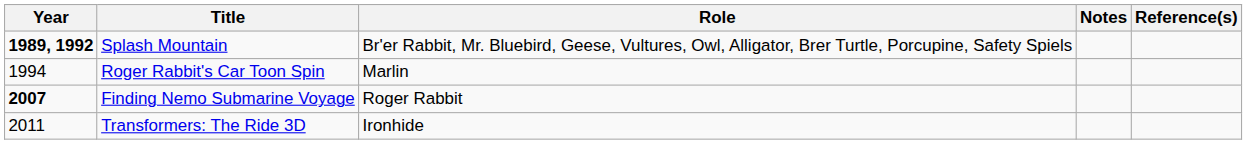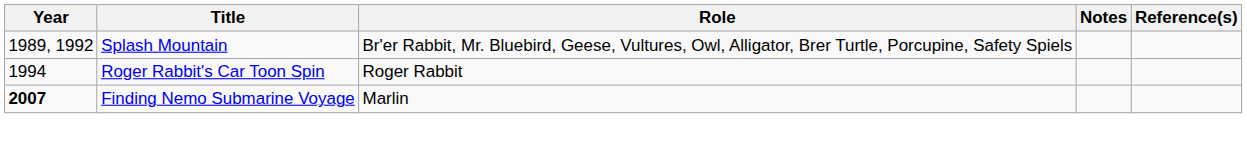(51, 44) bold -> (51, 44) normal
(386, 71) Marlin -> (413, 71) Roger Rabbit
(413, 98) Roger Rabbit -> (386, 98) Marlin
- row: (203, 125)
